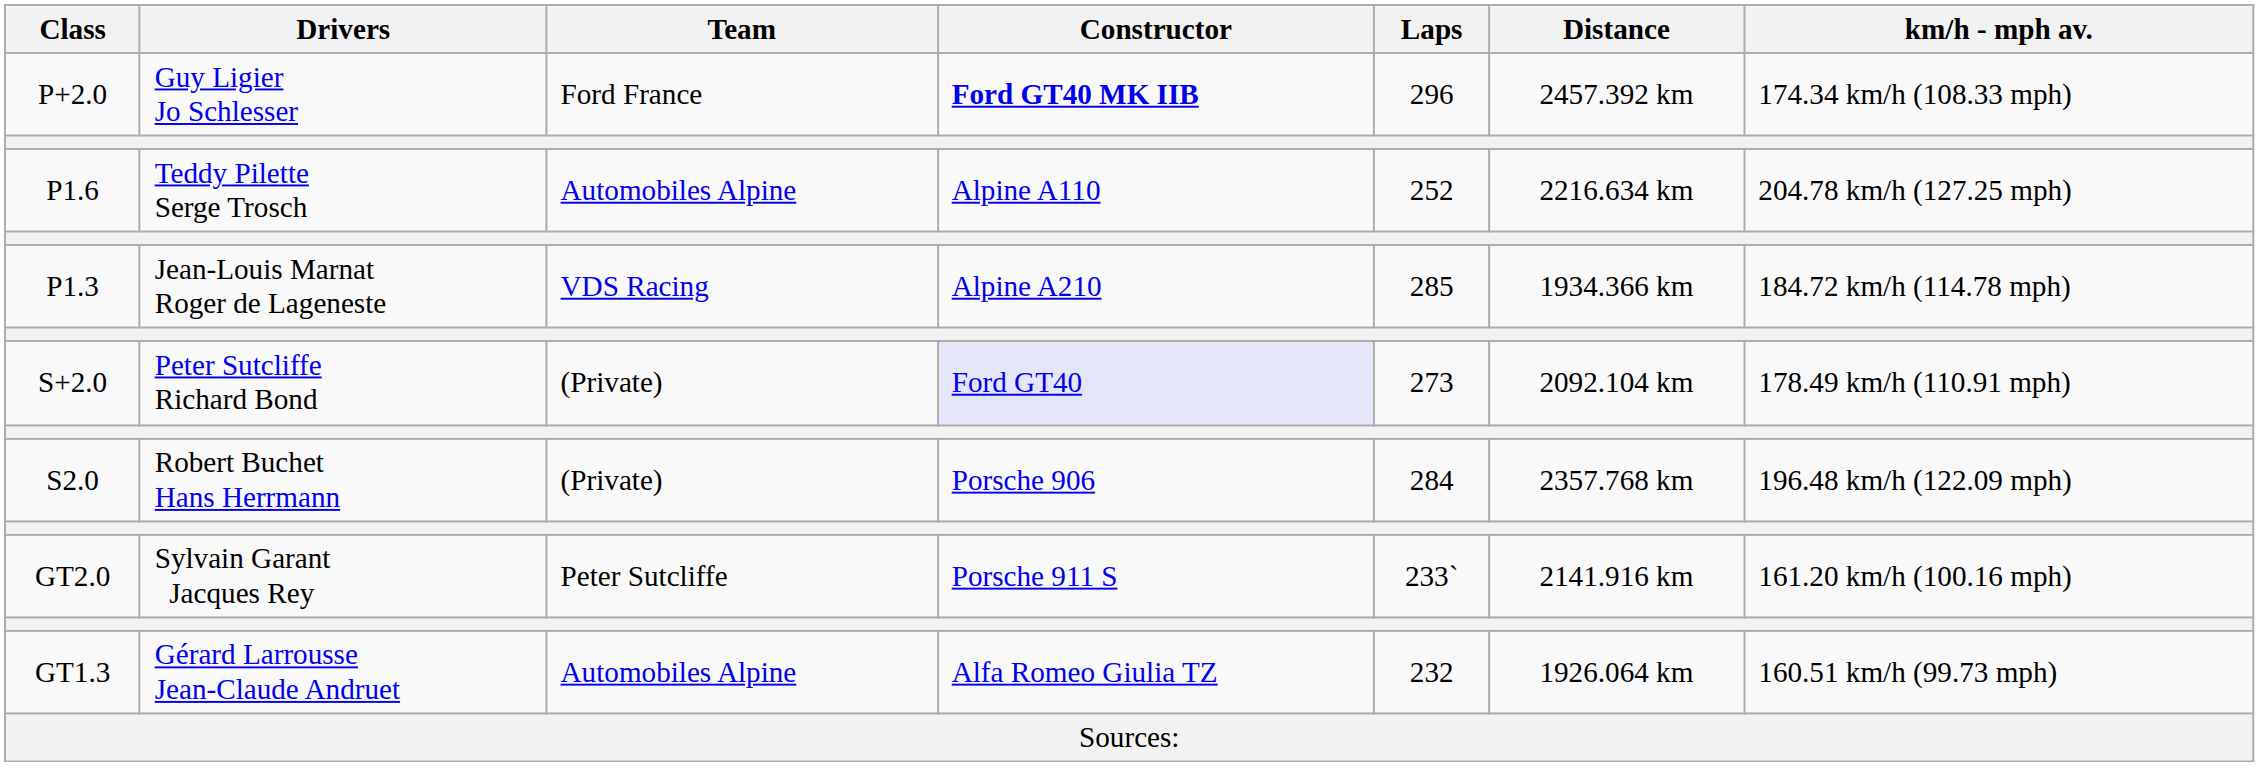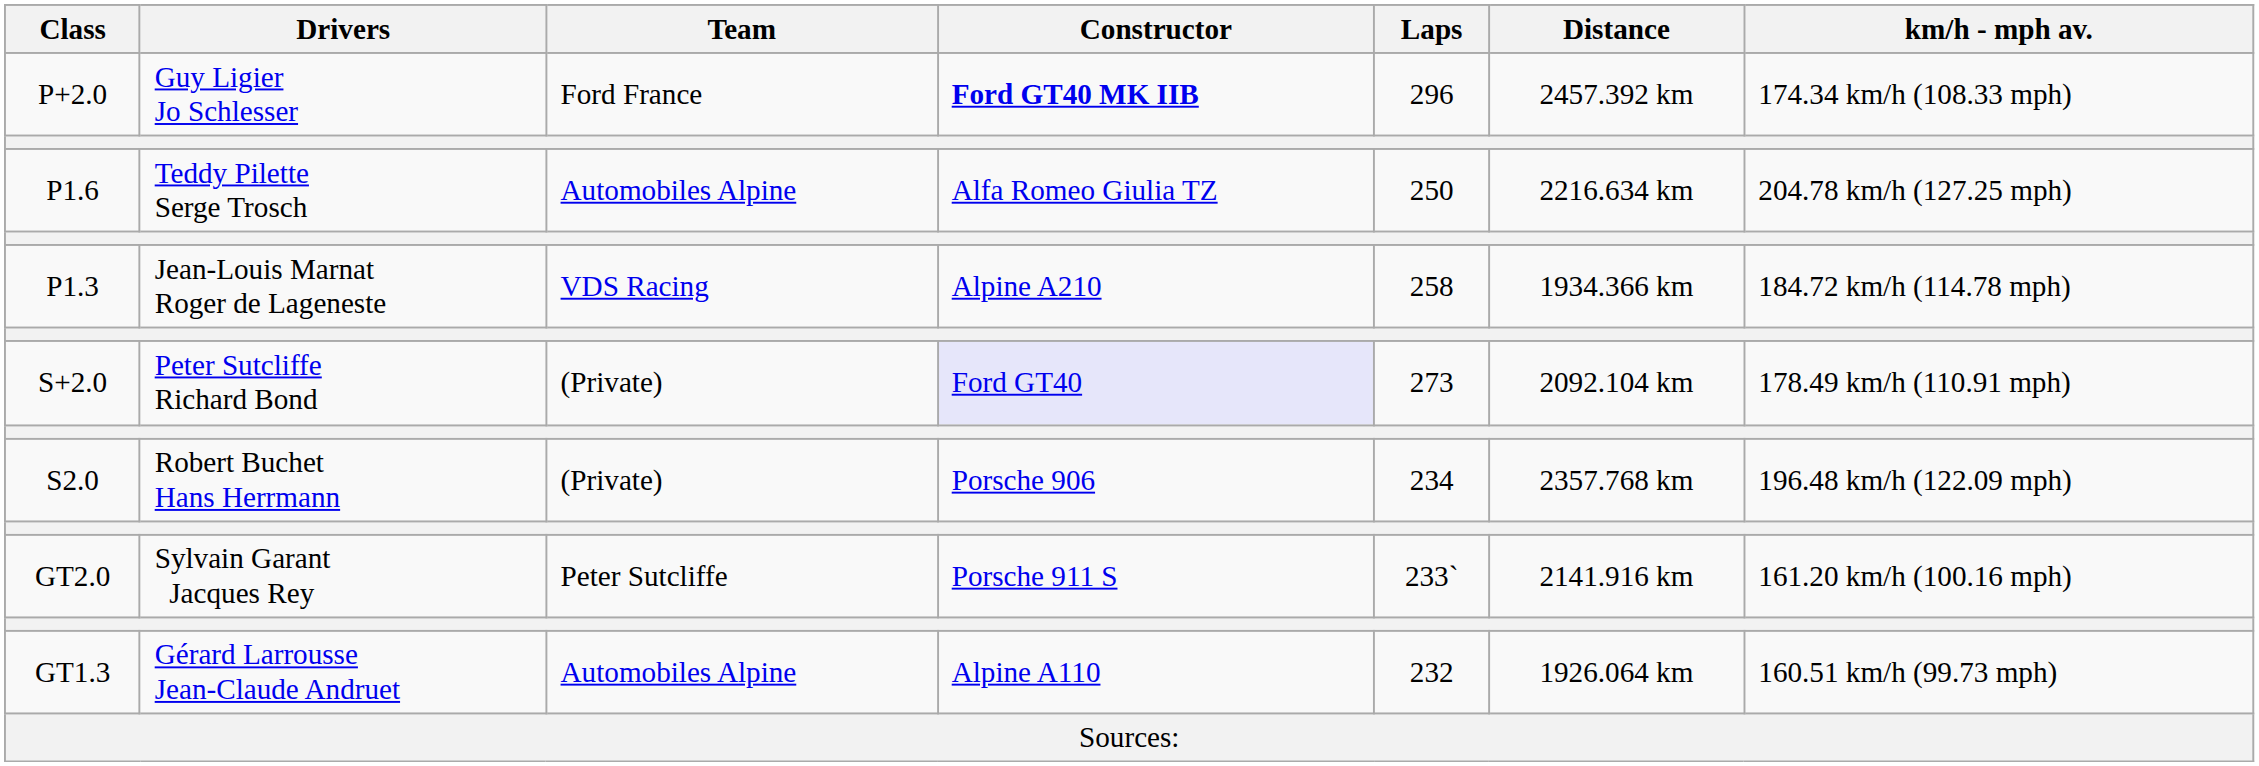(1026, 190) Alpine A110 -> (1085, 190) Alfa Romeo Giulia TZ
(1432, 190) 252 -> (1432, 190) 250
(1432, 286) 285 -> (1432, 286) 258
(1432, 479) 284 -> (1432, 479) 234
(1085, 671) Alfa Romeo Giulia TZ -> (1026, 671) Alpine A110
